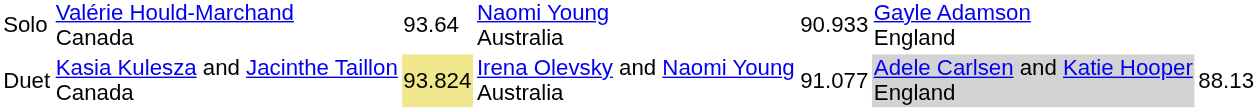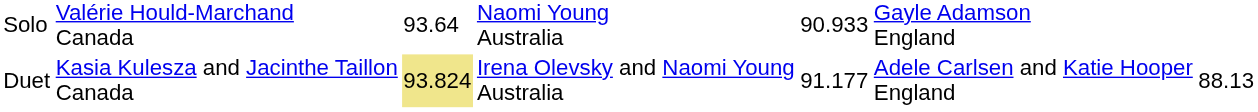(834, 80) 91.077 -> (834, 80) 91.177
(1033, 80) lightgrey background -> (1033, 80) no background
